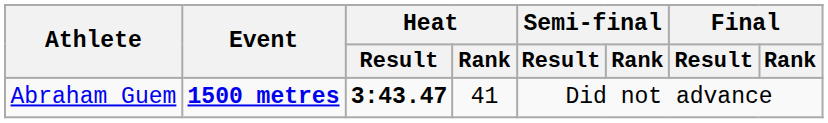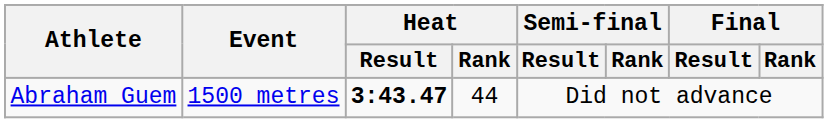(264, 97) bold -> (264, 97) normal
(485, 97) 41 -> (485, 97) 44
